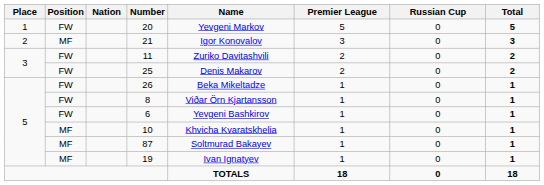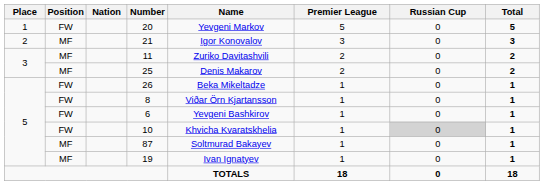(66, 56) FW -> (66, 56) MF
(66, 71) FW -> (66, 71) MF
(66, 129) MF -> (66, 129) FW
(438, 129) no background -> (438, 129) lightgrey background
